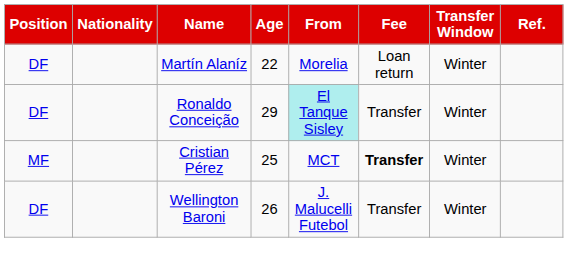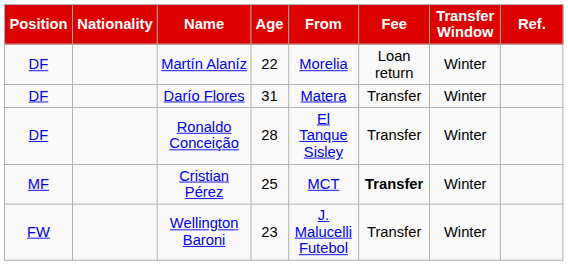+ row: (204, 95)
(269, 112) 29 -> (269, 135) 28
(323, 112) paleturquoise background -> (323, 135) no background
(38, 208) DF -> (38, 232) FW
(269, 208) 26 -> (269, 232) 23
